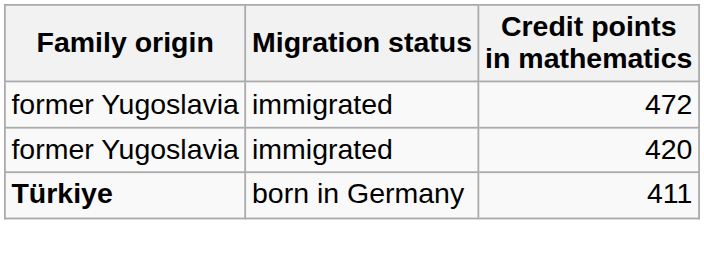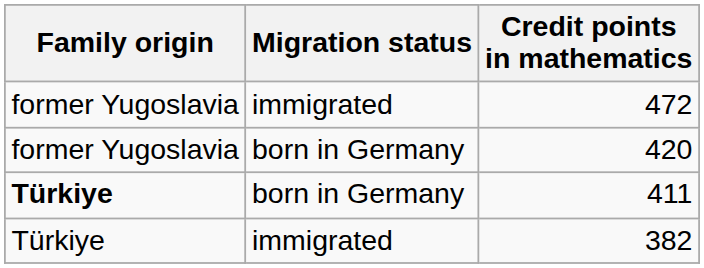(322, 149) immigrated -> (358, 149) born in Germany
+ row: (669, 239)
